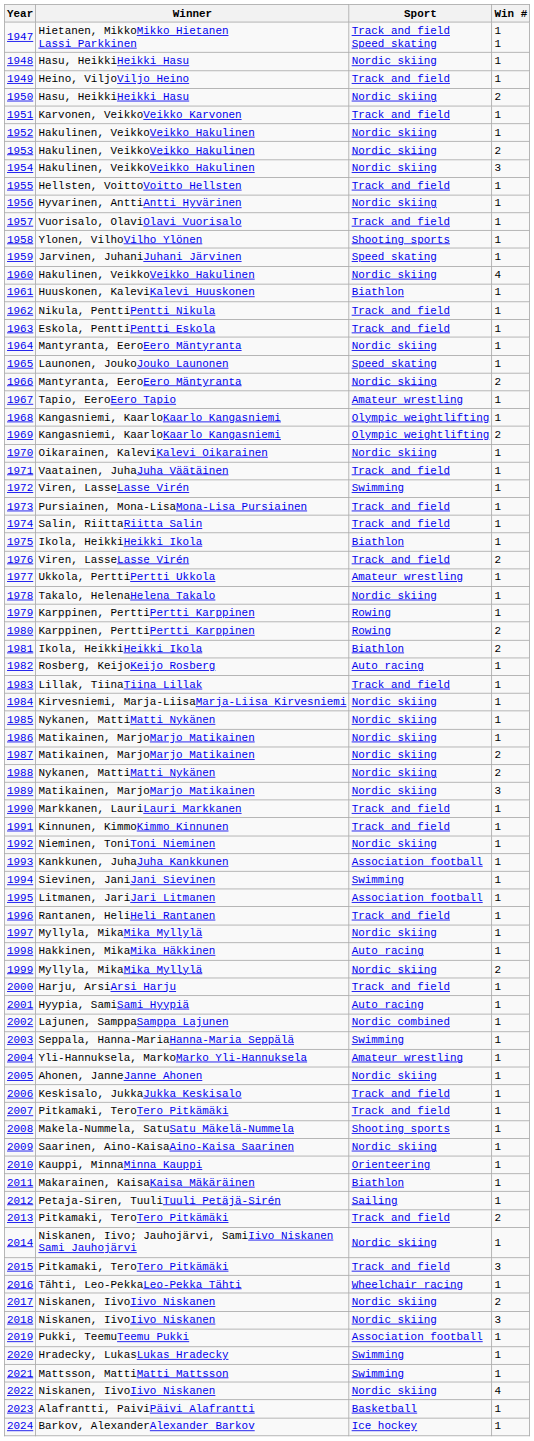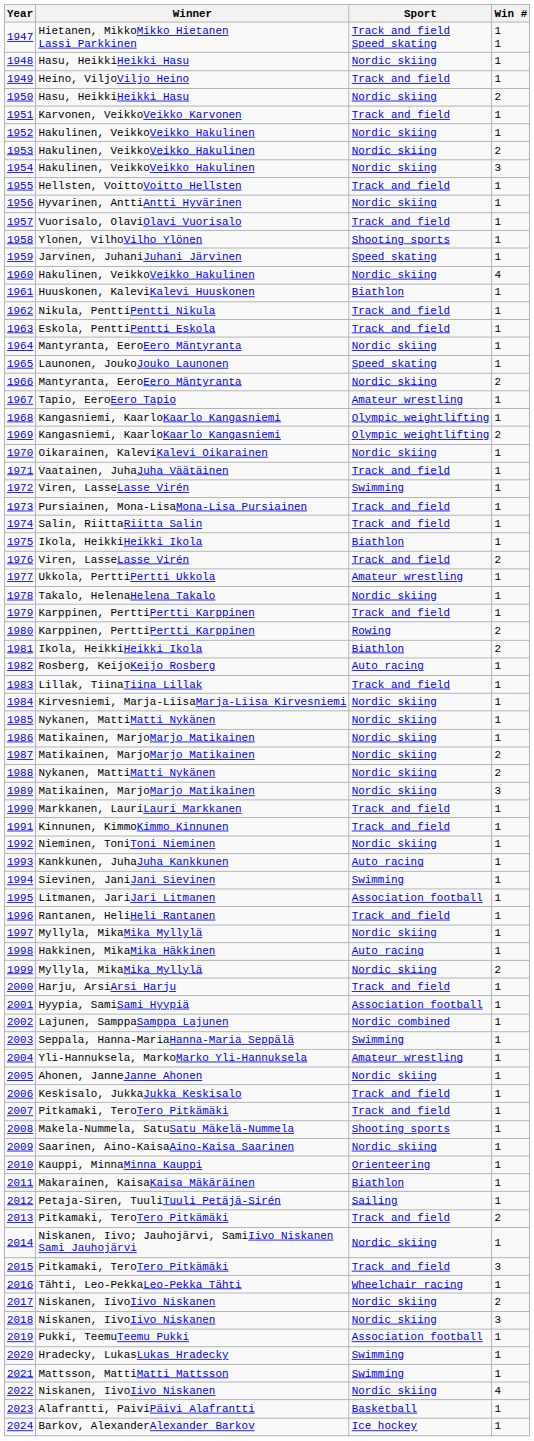(371, 613) Rowing -> (401, 613) Track and field
(417, 862) Association football -> (388, 862) Auto racing
(388, 1005) Auto racing -> (417, 1005) Association football
